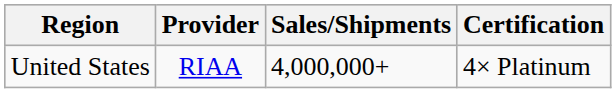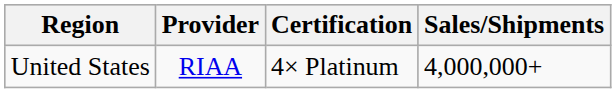columns swapped: (534, 25) <-> (361, 25)
